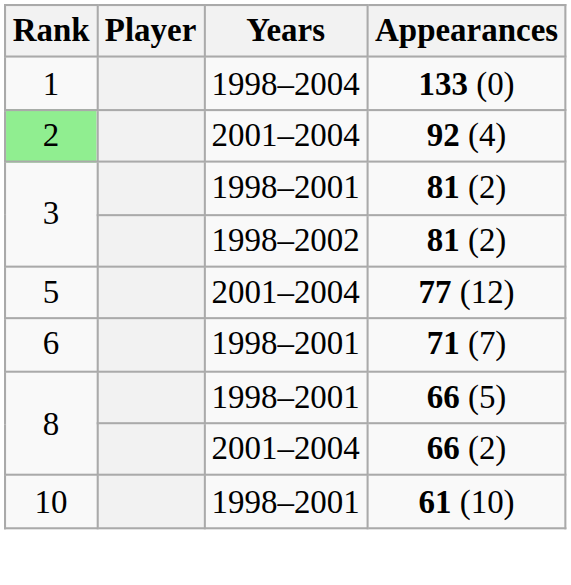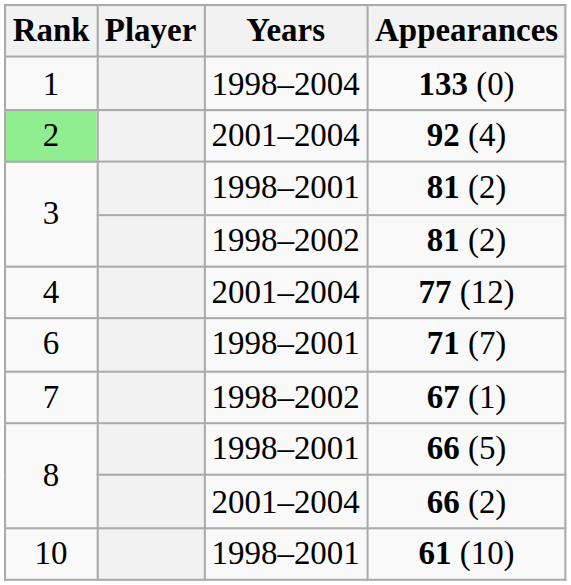(51, 291) 5 -> (51, 291) 4
+ row: (286, 396)
